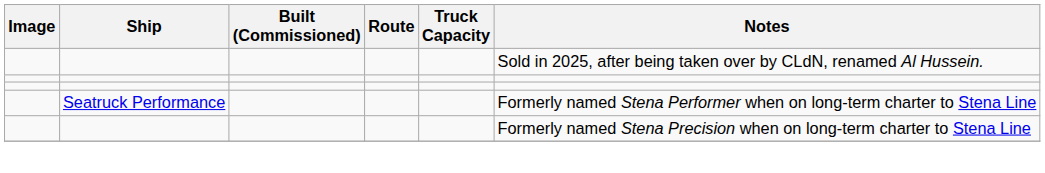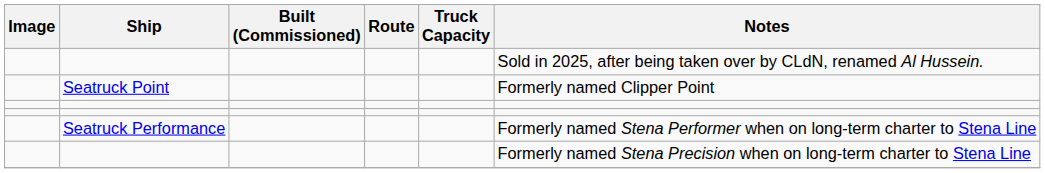+ row: (32, 88)
